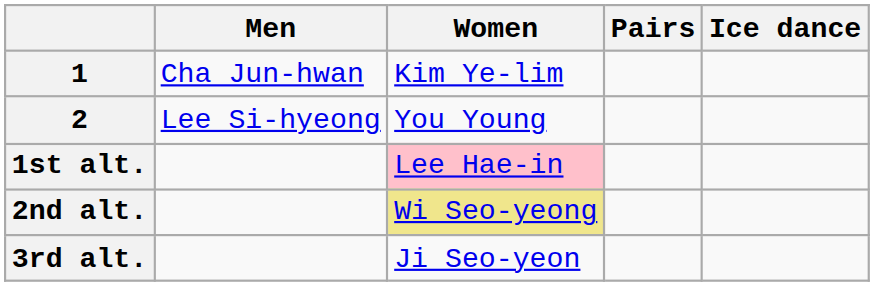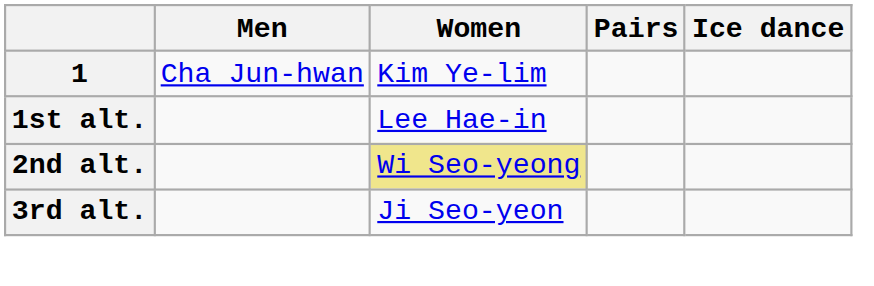- row: (80, 120)
(479, 166) pink background -> (462, 120) no background
